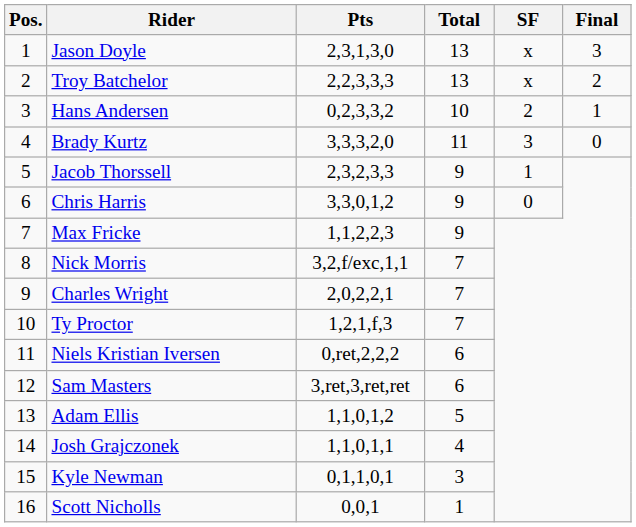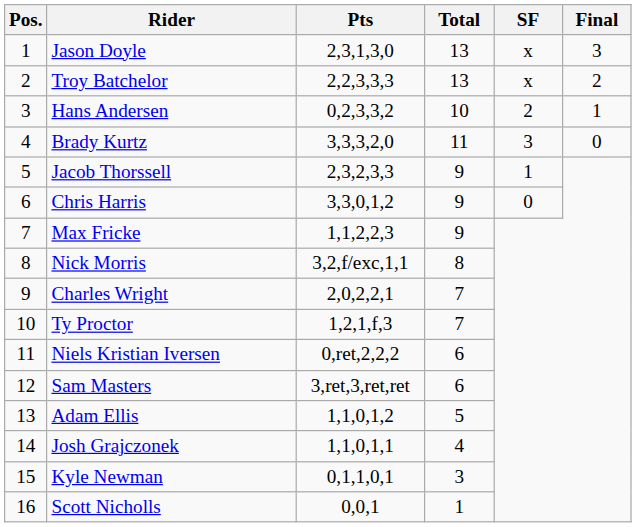(459, 263) 7 -> (459, 263) 8
